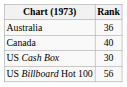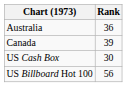(109, 43) 40 -> (109, 43) 39
